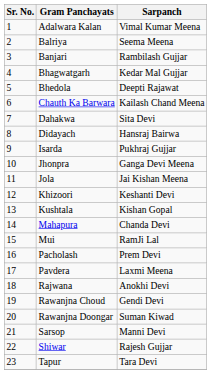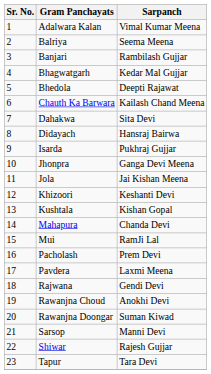(144, 286) Anokhi Devi -> (142, 286) Gendi Devi
(142, 301) Gendi Devi -> (144, 301) Anokhi Devi
